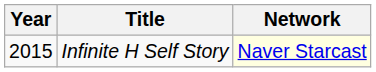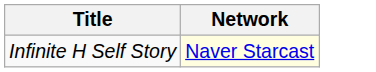- column: (31, 19)
